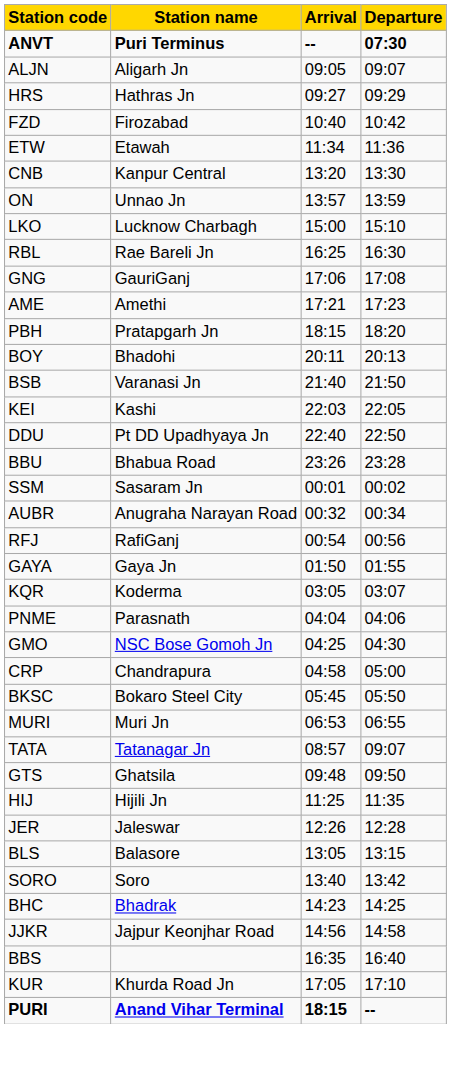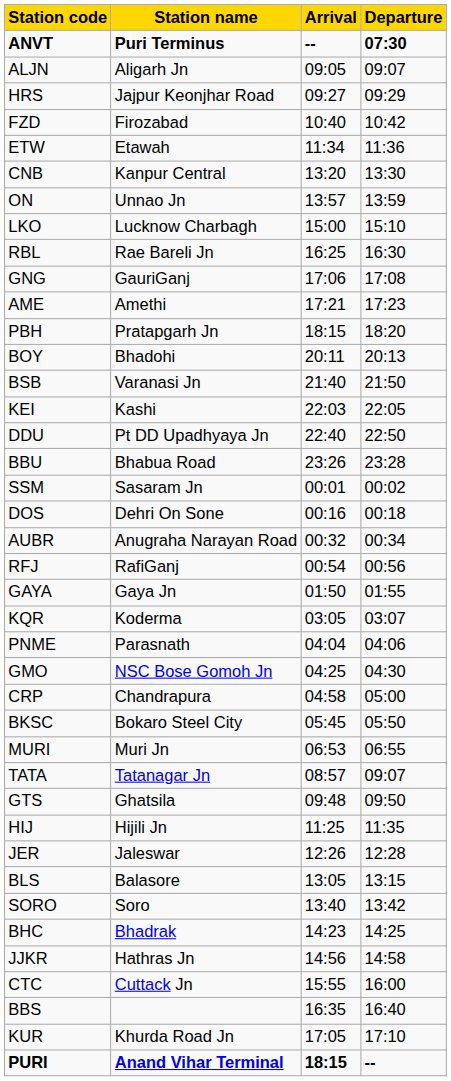(155, 95) Hathras Jn -> (195, 95) Jajpur Keonjhar Road
+ row: (26, 514)
(195, 932) Jajpur Keonjhar Road -> (155, 958) Hathras Jn
+ row: (25, 984)
